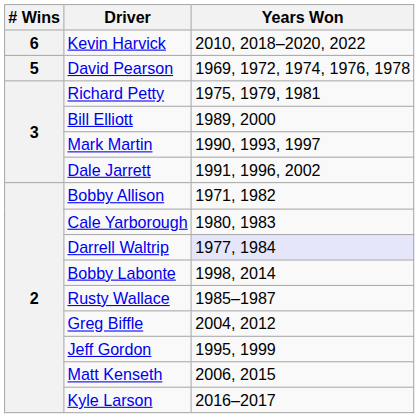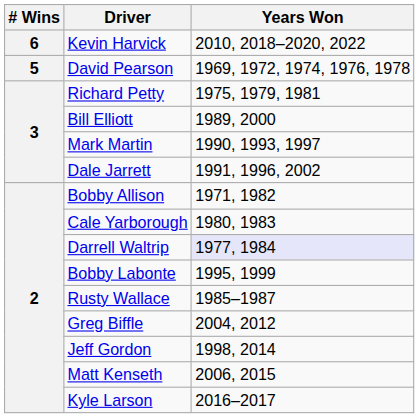(236, 273) 1998, 2014 -> (236, 273) 1995, 1999
(236, 349) 1995, 1999 -> (236, 349) 1998, 2014
